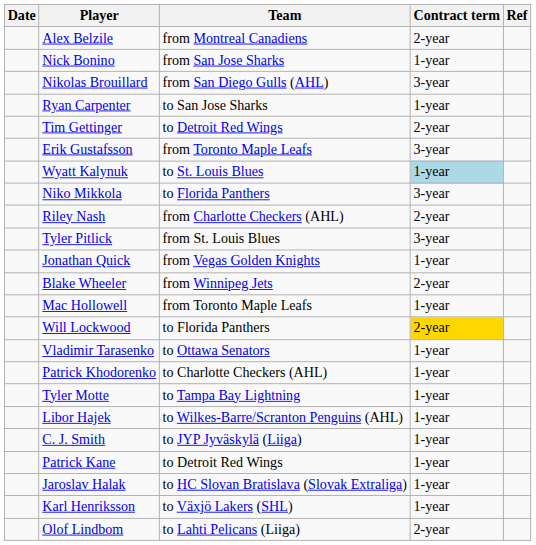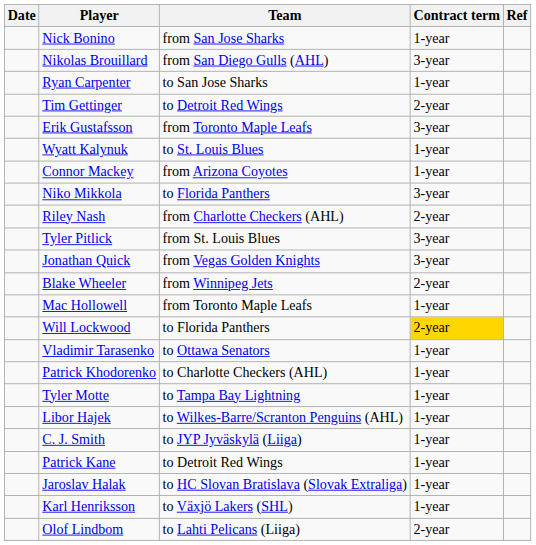- row: (78, 37)
(431, 171) lightblue background -> (431, 149) no background
+ row: (88, 171)
(431, 261) 1-year -> (431, 261) 3-year
